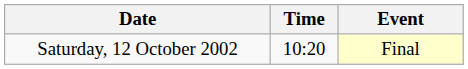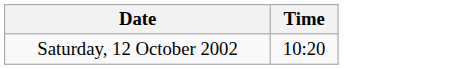- column: (401, 19)
